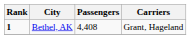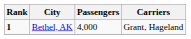(87, 27) 4,408 -> (87, 27) 4,000
